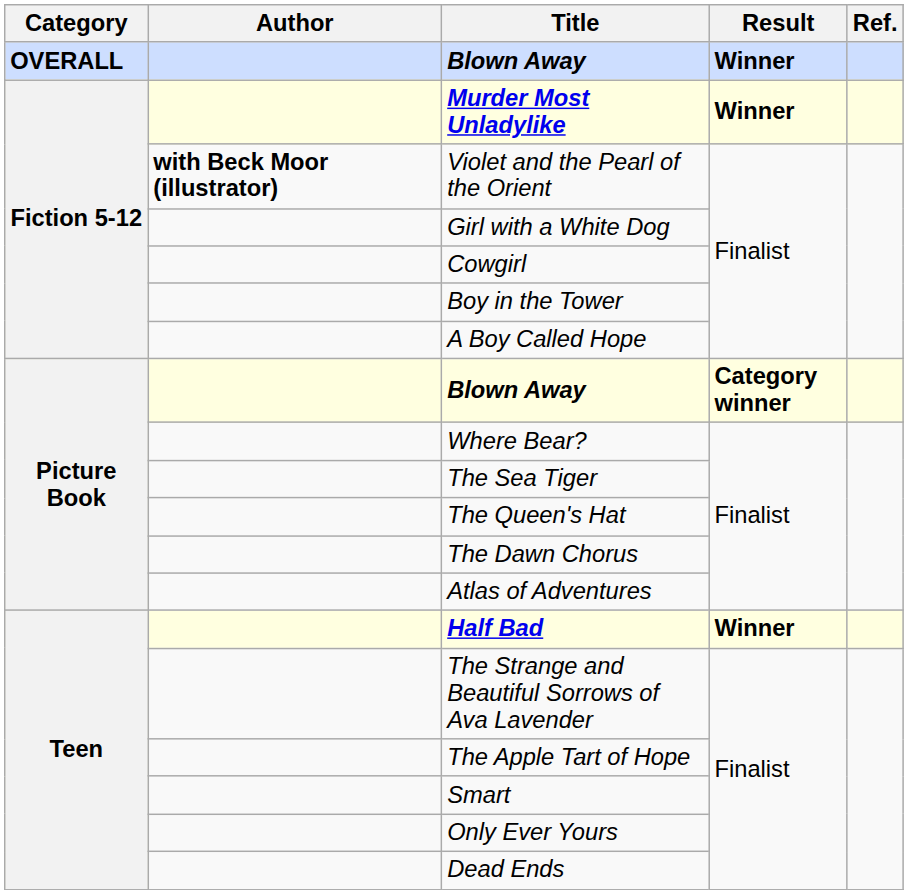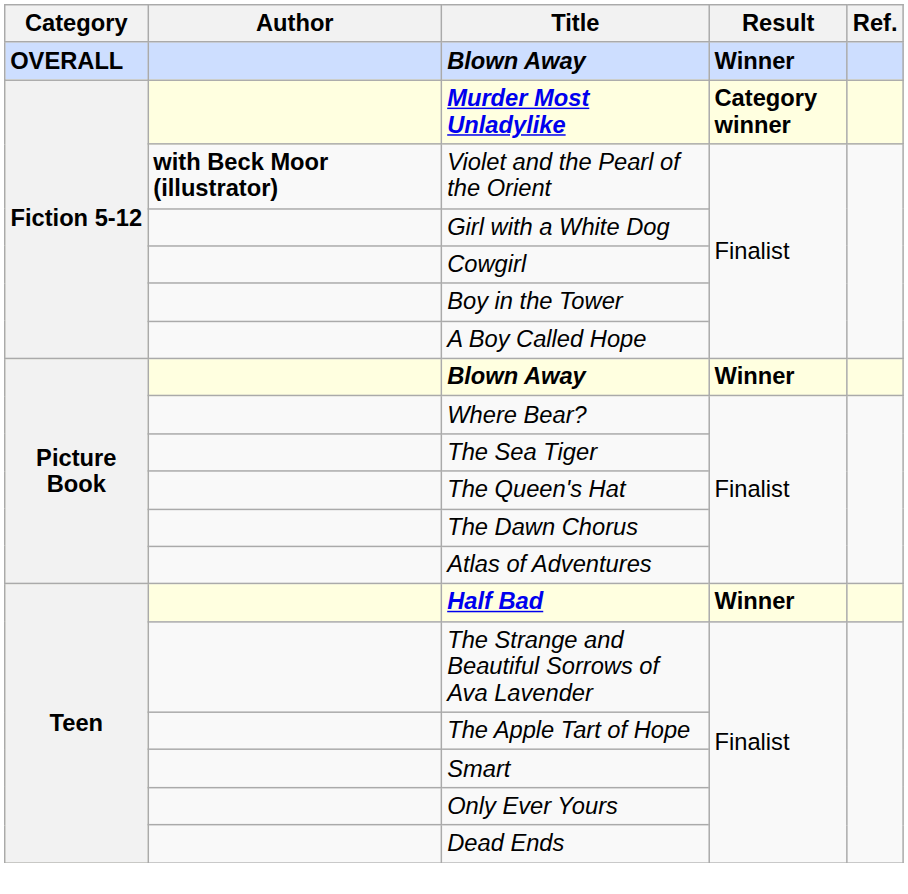(755, 111) Winner -> (766, 111) Category winner
(766, 390) Category winner -> (755, 376) Winner
